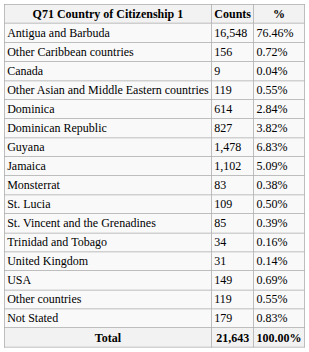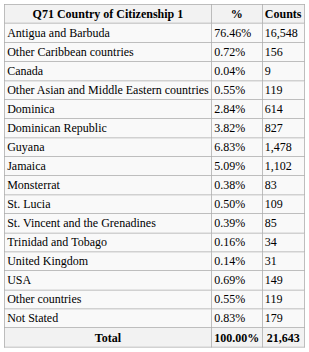columns swapped: (233, 14) <-> (279, 14)
